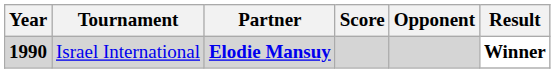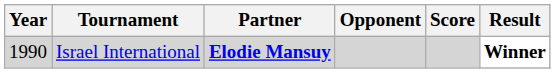columns swapped: (434, 20) <-> (362, 20)
(28, 51) bold -> (28, 51) normal
